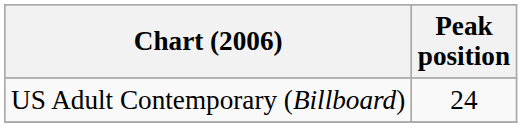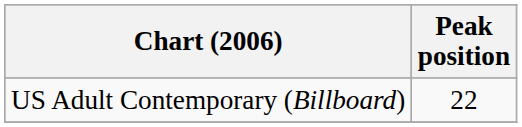(464, 99) 24 -> (464, 99) 22
